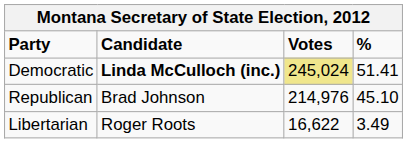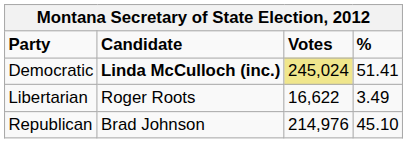rows swapped: (50, 97) <-> (48, 124)
